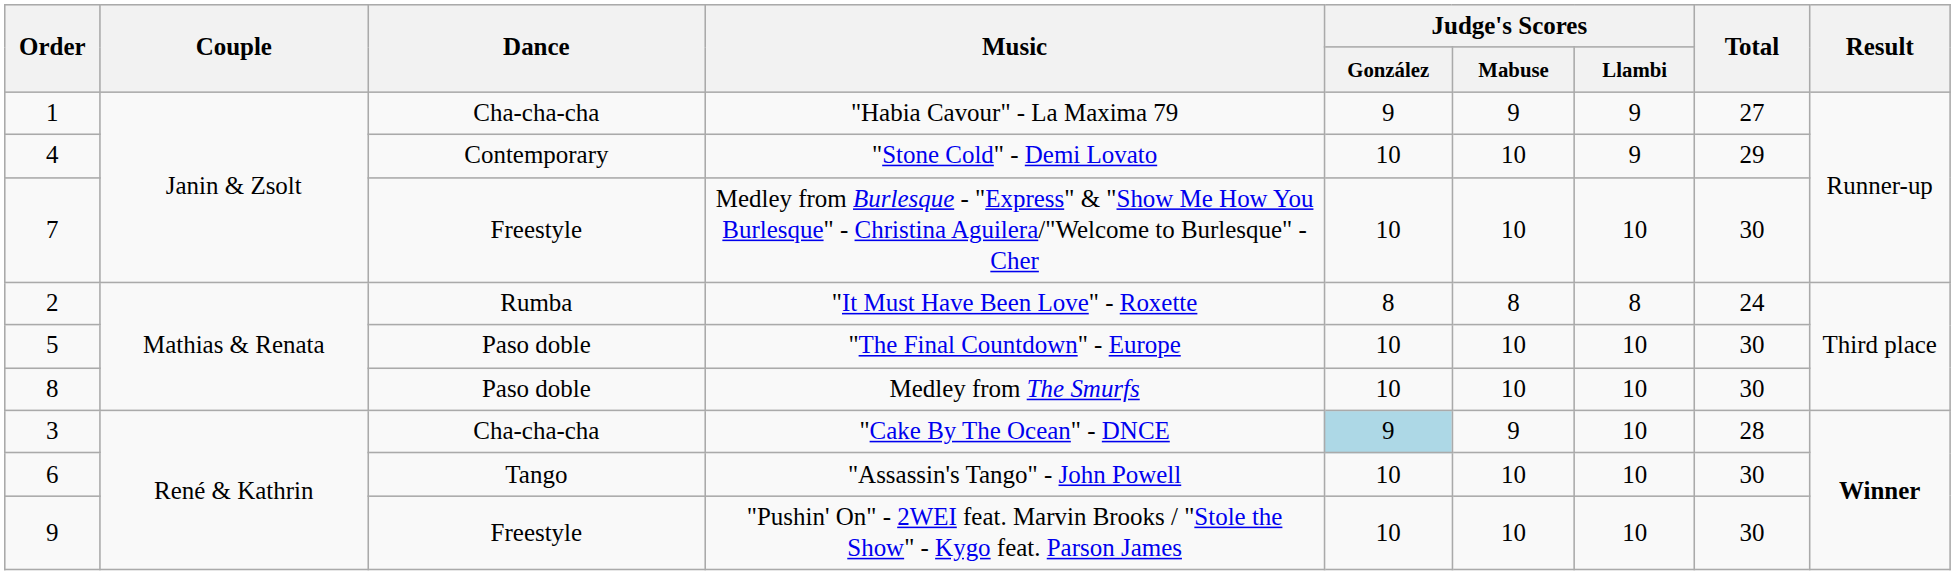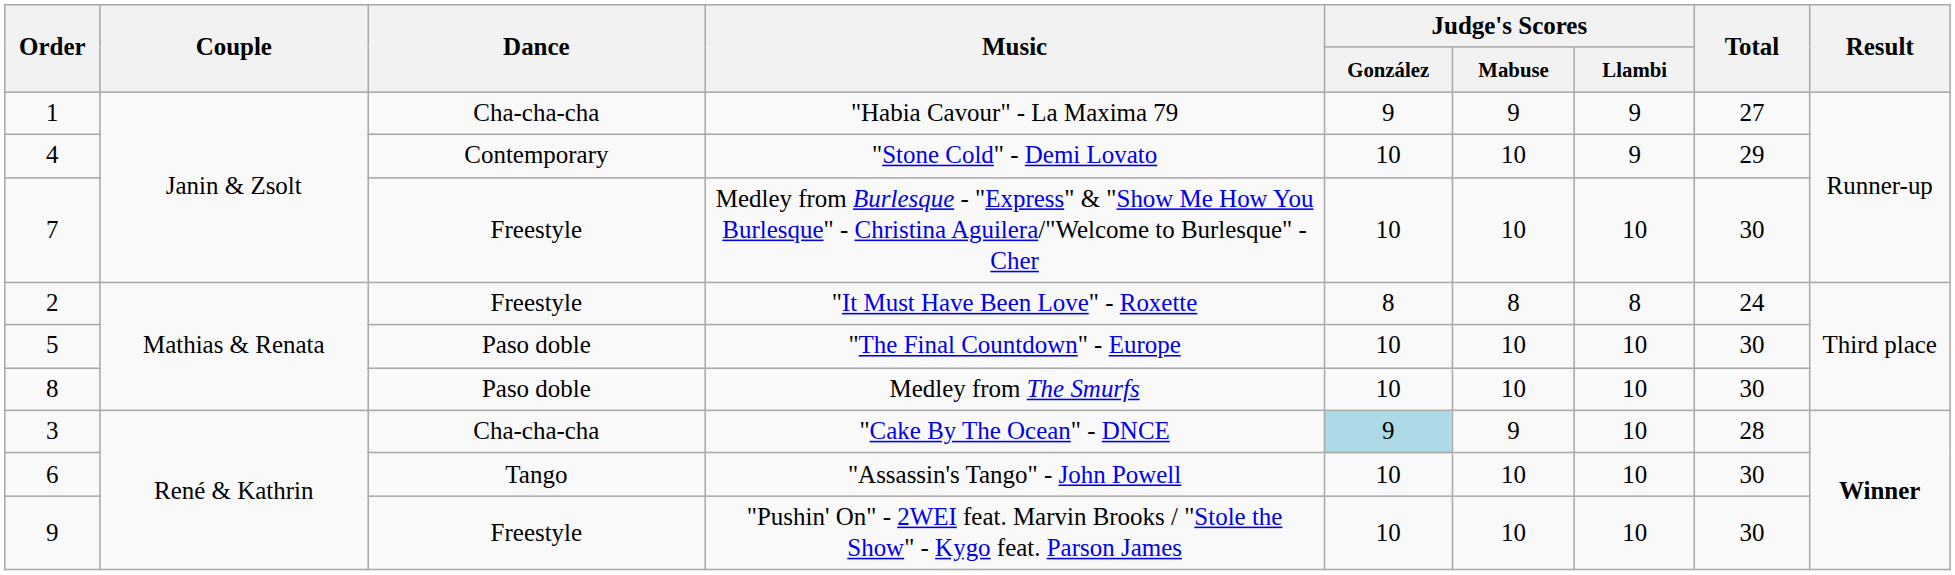(536, 303) Rumba -> (536, 303) Freestyle
